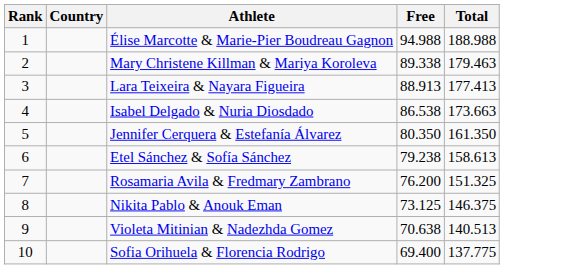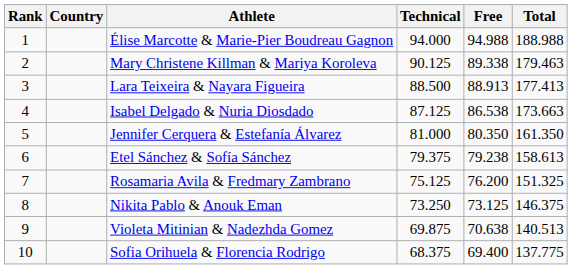+ column: (430, 16)
